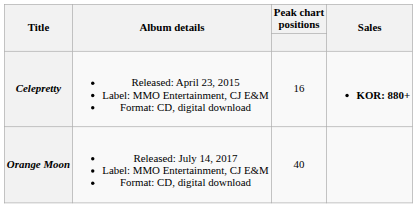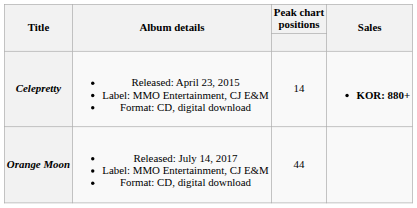(299, 89) 16 -> (299, 89) 14
(299, 164) 40 -> (299, 164) 44
